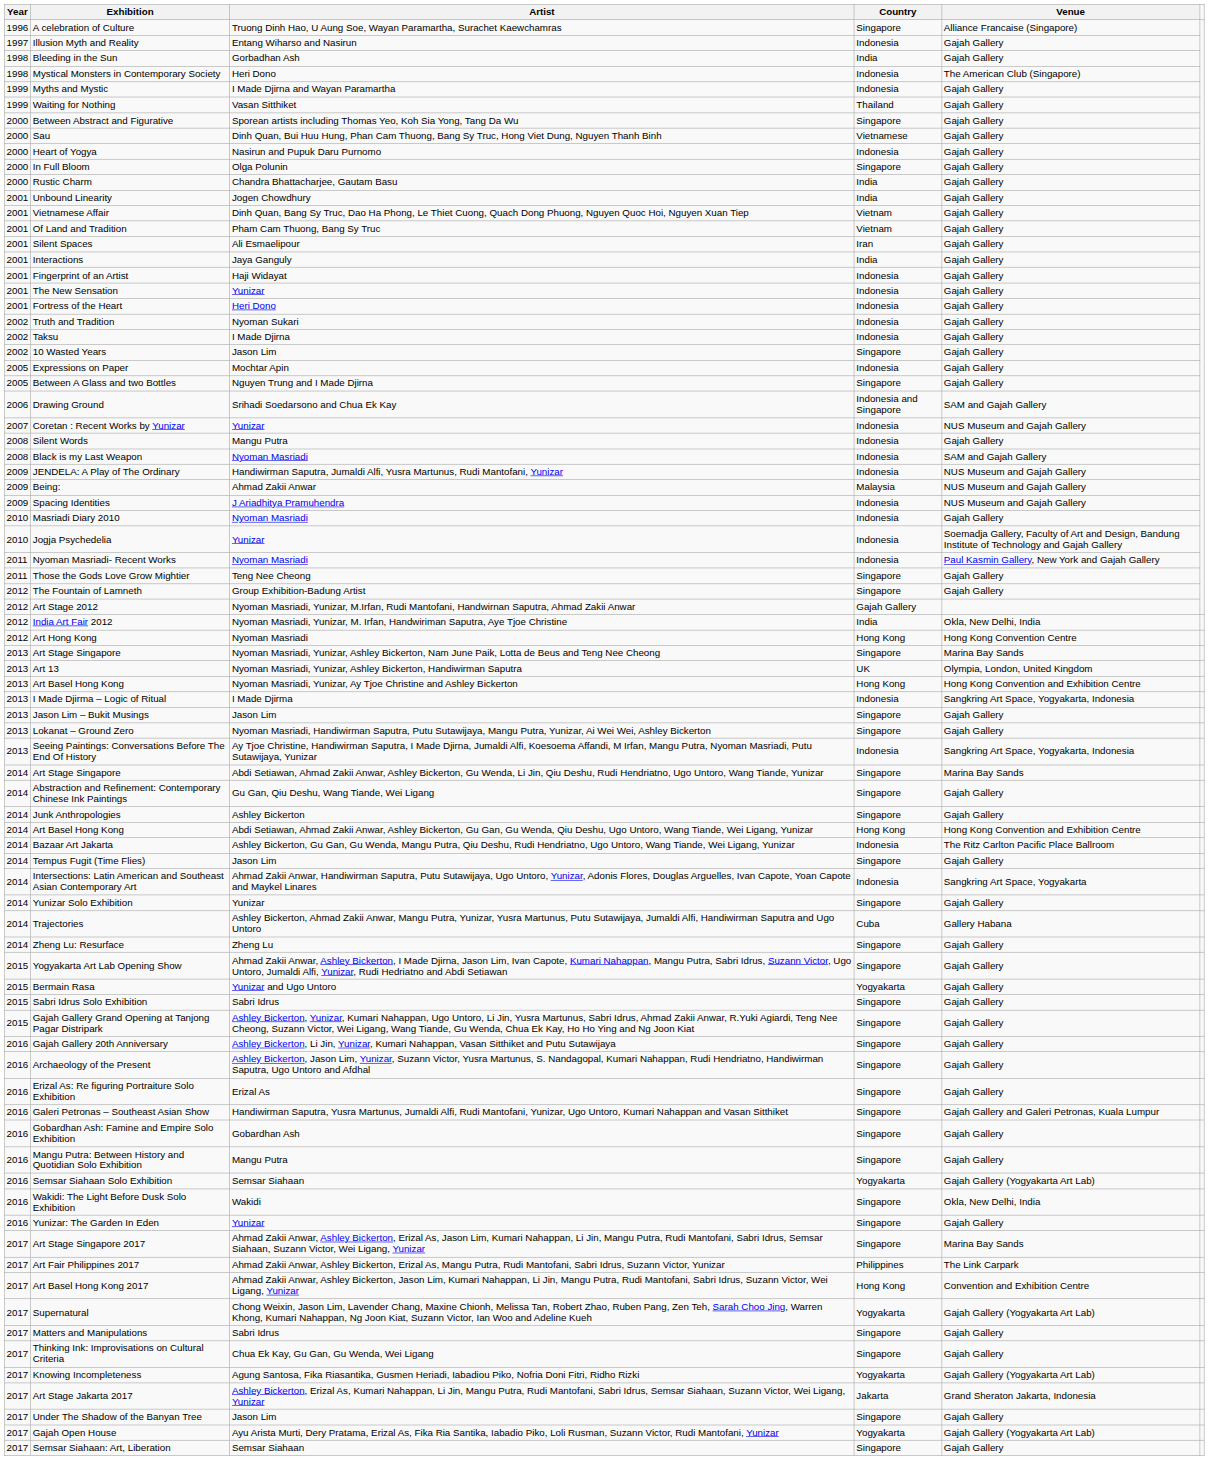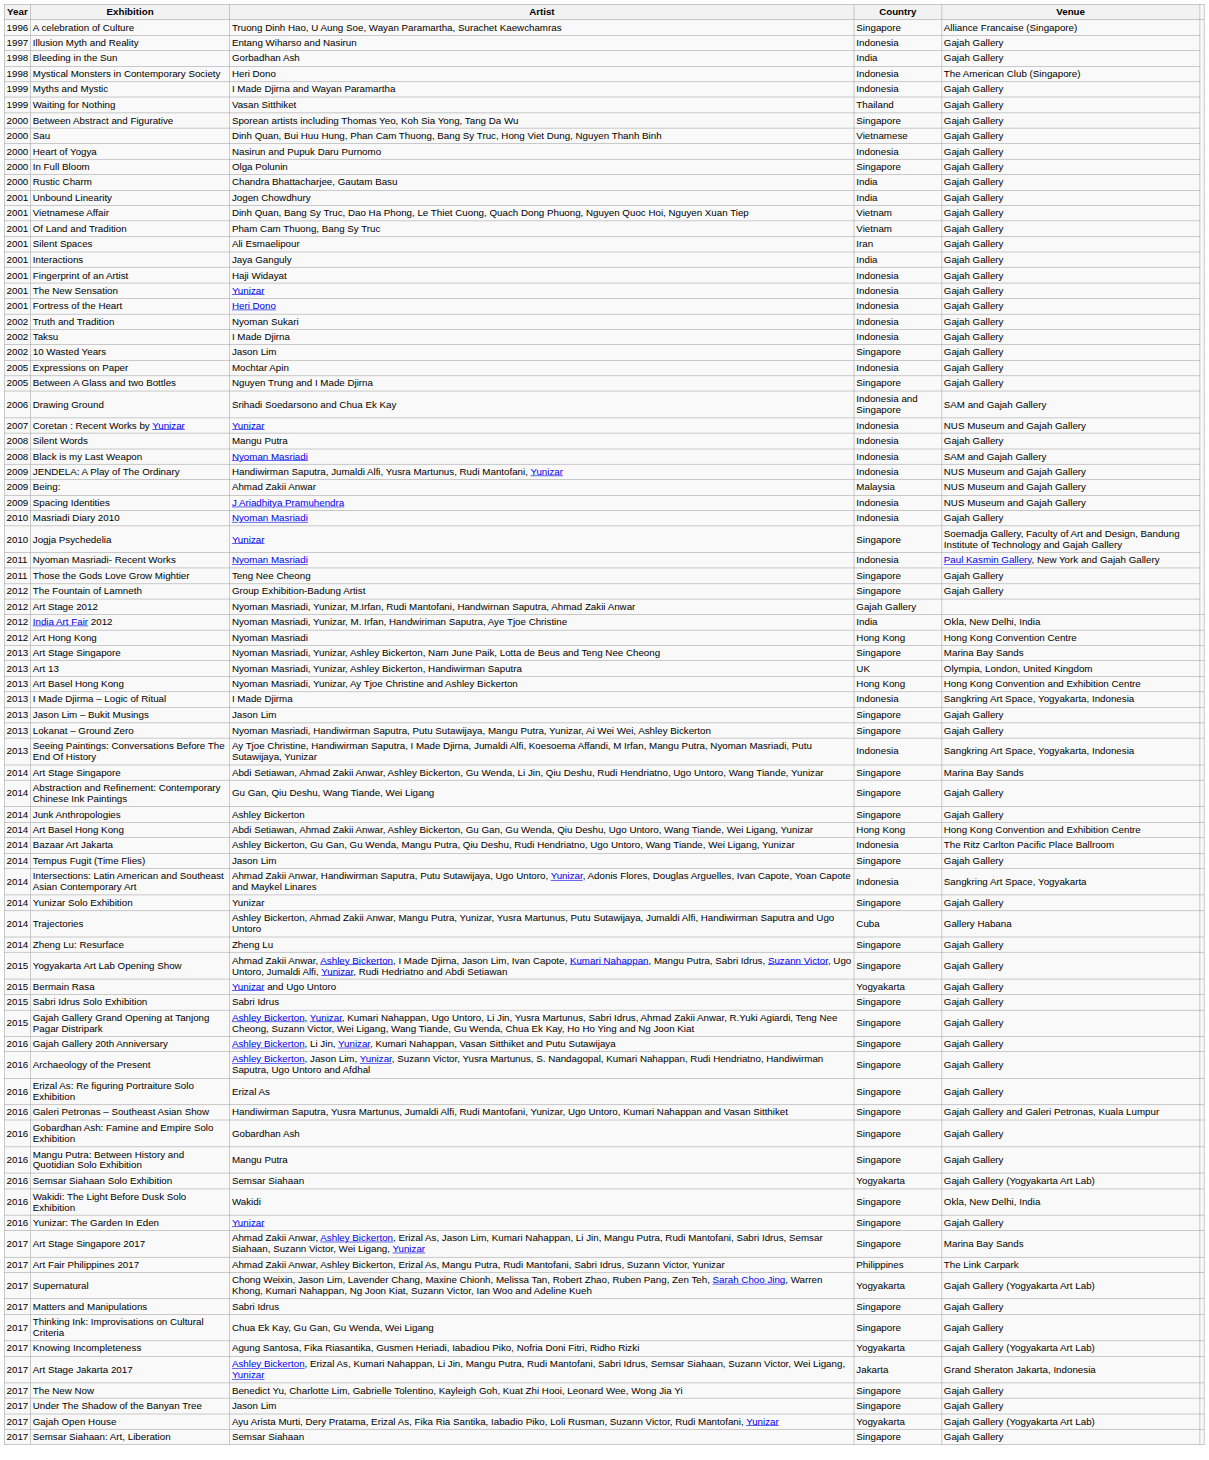(878, 539) Indonesia -> (879, 539) Singapore
- row: (91, 1285)
+ row: (63, 1390)
